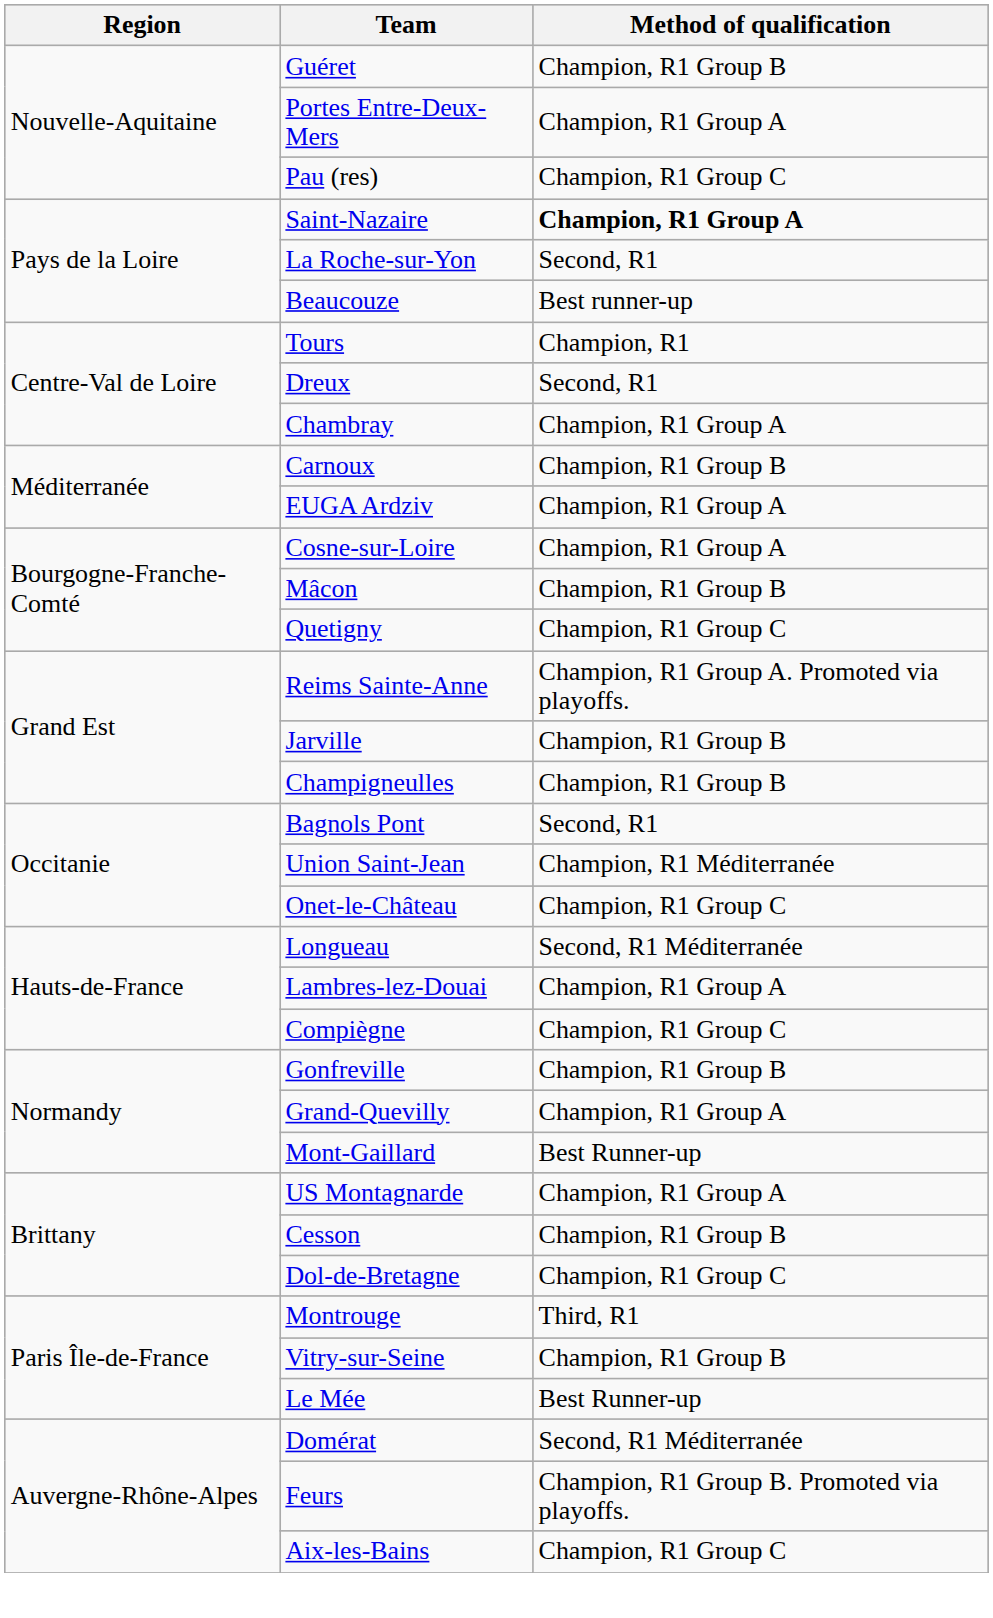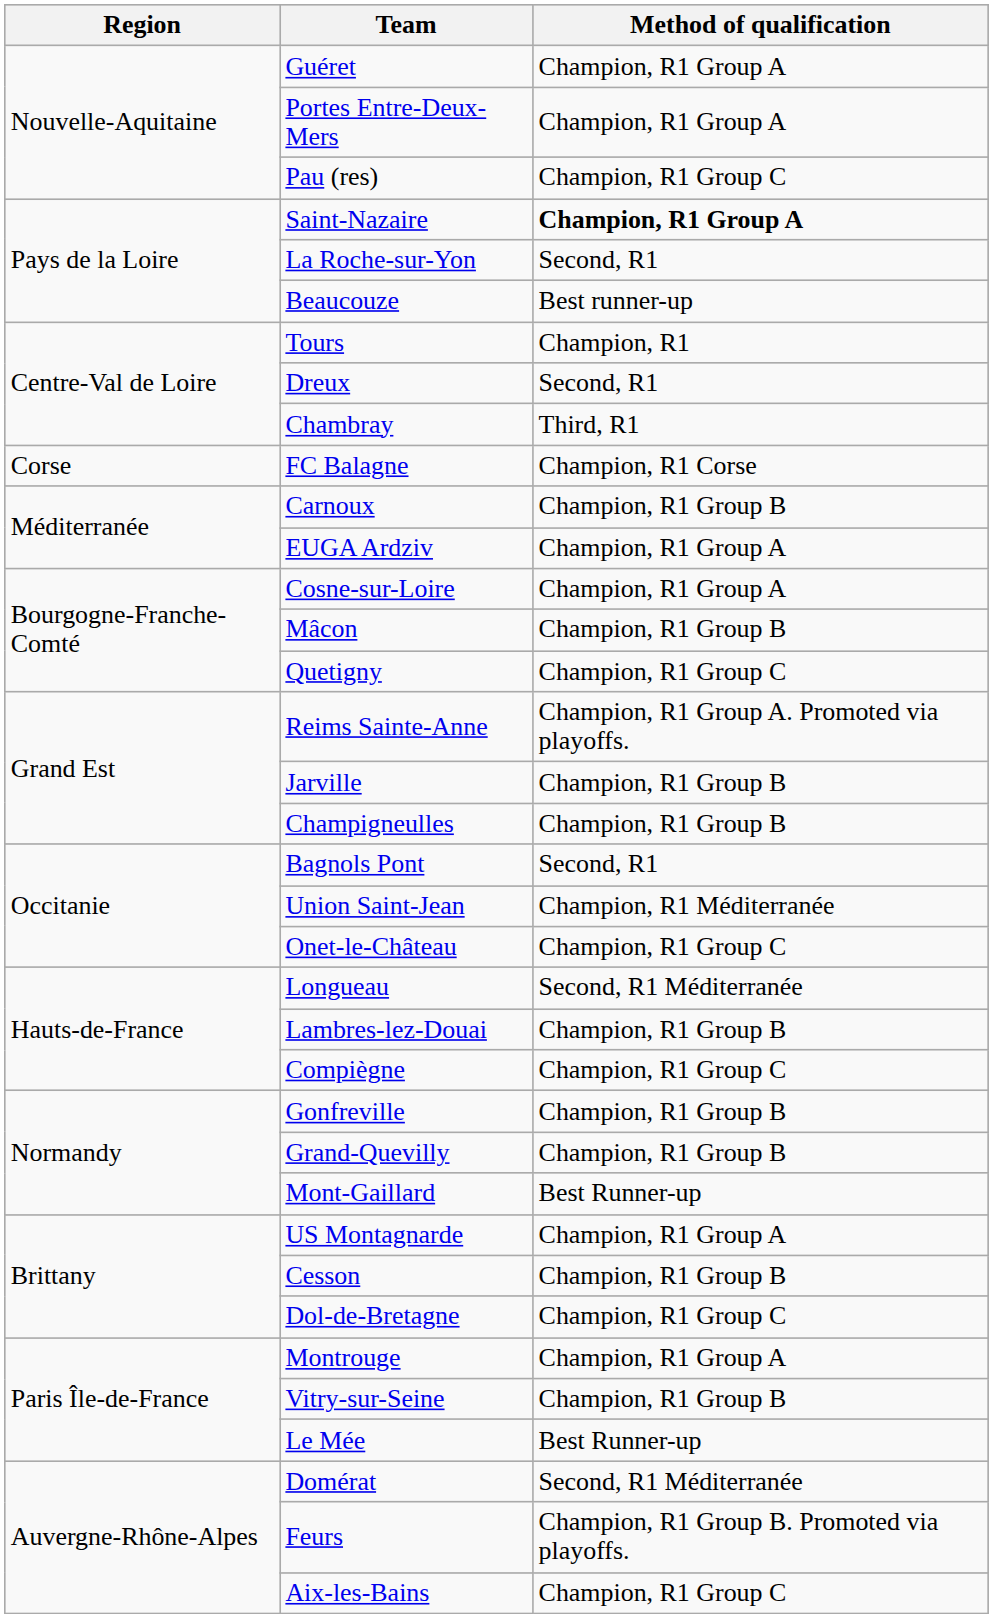(662, 66) Champion, R1 Group B -> (662, 66) Champion, R1 Group A
(662, 424) Champion, R1 Group A -> (589, 424) Third, R1
+ row: (347, 465)
(662, 987) Champion, R1 Group A -> (662, 1028) Champion, R1 Group B
(662, 1111) Champion, R1 Group A -> (662, 1152) Champion, R1 Group B
(589, 1316) Third, R1 -> (662, 1357) Champion, R1 Group A
